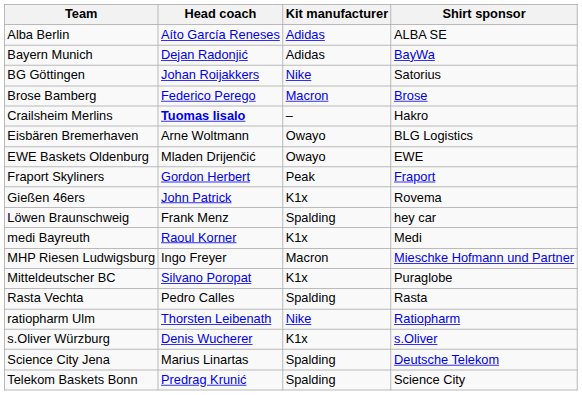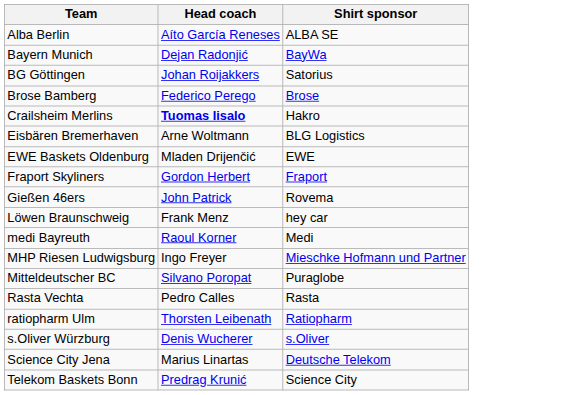- column: (337, 14)
